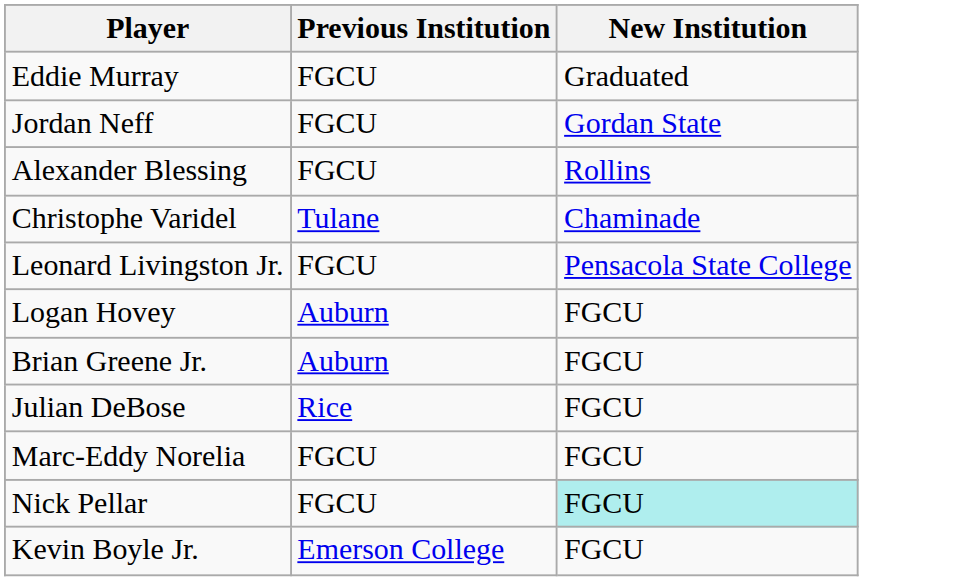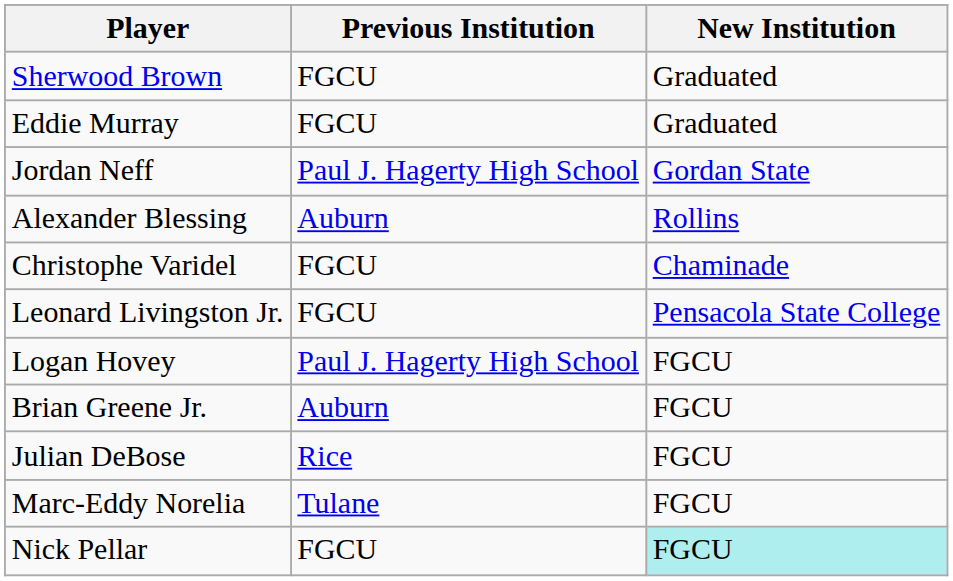+ row: (117, 75)
(337, 123) FGCU -> (468, 170) Paul J. Hagerty High School
(337, 170) FGCU -> (343, 218) Auburn
(338, 218) Tulane -> (337, 265) FGCU
(343, 312) Auburn -> (468, 360) Paul J. Hagerty High School
(337, 455) FGCU -> (338, 502) Tulane
- row: (105, 550)
